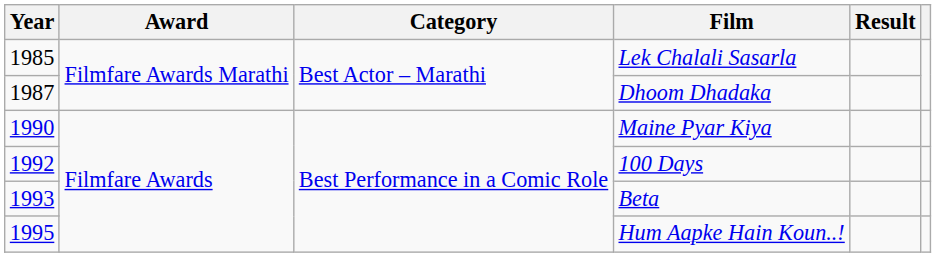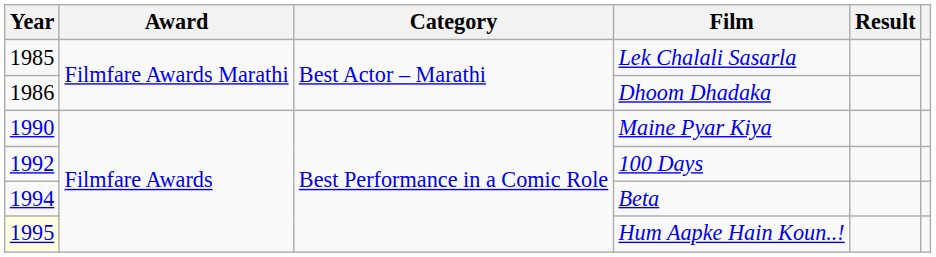(32, 92) 1987 -> (32, 92) 1986
(32, 198) 1993 -> (32, 198) 1994
(32, 233) no background -> (32, 233) lightyellow background
